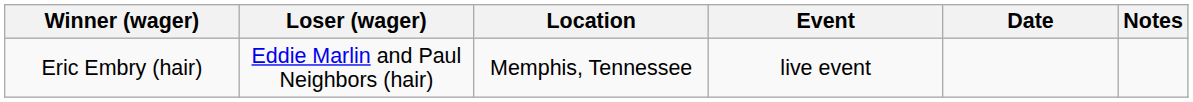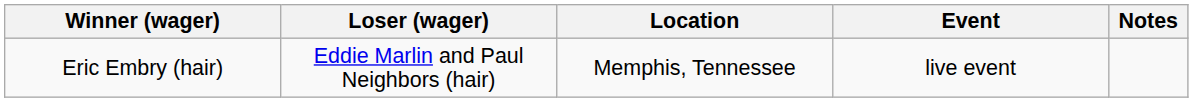- column: (1031, 21)
